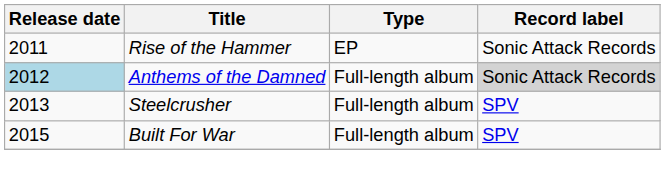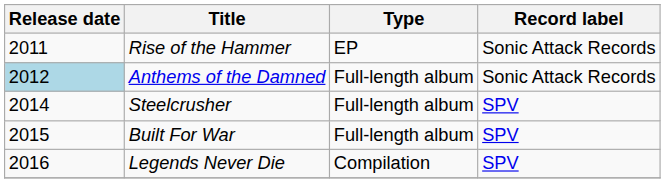(569, 76) lightgrey background -> (569, 76) no background
(29, 105) 2013 -> (29, 105) 2014
+ row: (207, 163)
